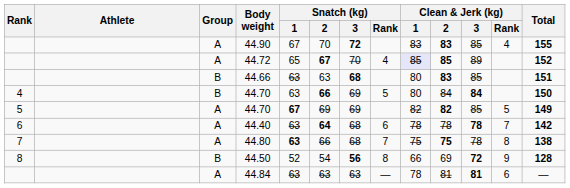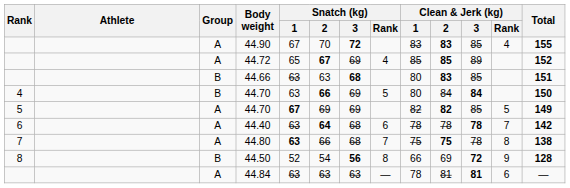(355, 61) 70 -> (355, 61) 69
(416, 61) lavender background -> (416, 61) no background
